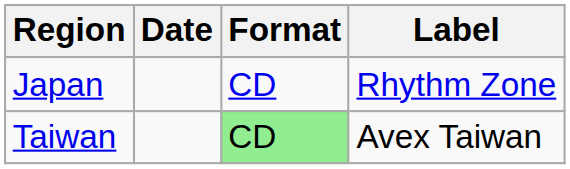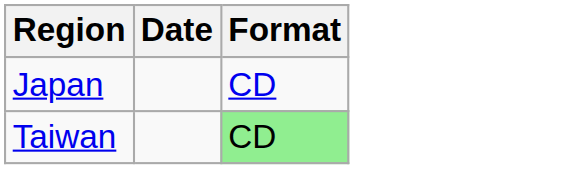- column: (456, 30)
